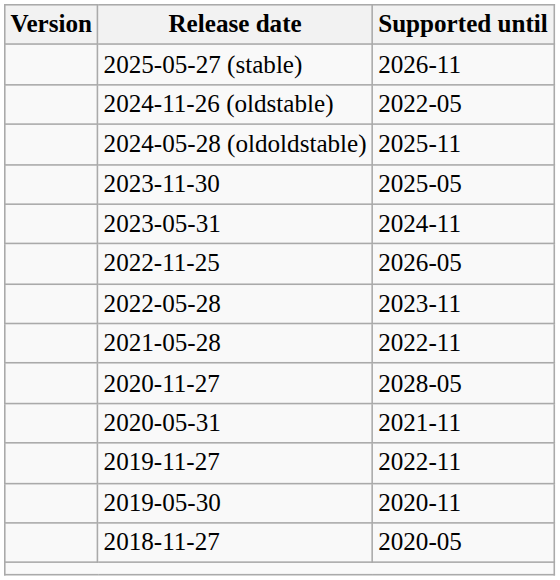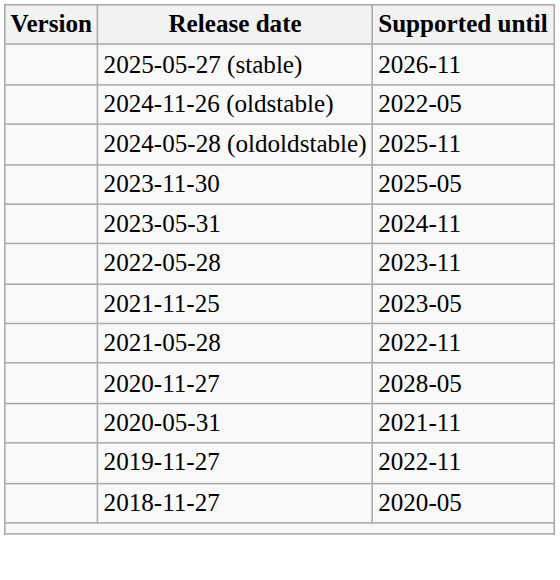- row: (162, 263)
+ row: (162, 303)
- row: (162, 502)
